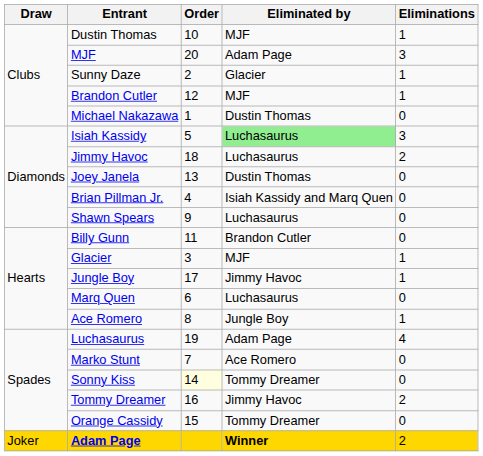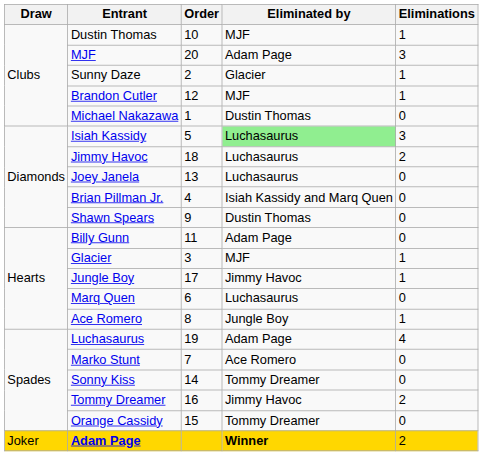(268, 177) Dustin Thomas -> (262, 177) Luchasaurus
(262, 217) Luchasaurus -> (268, 217) Dustin Thomas
(268, 237) Brandon Cutler -> (258, 237) Adam Page
(191, 380) lightyellow background -> (191, 380) no background
